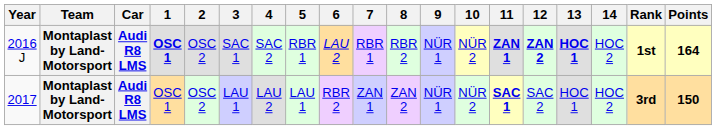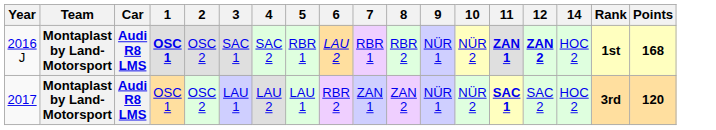- column: (574, 15)
(688, 50) 164 -> (653, 50) 168
(688, 100) 150 -> (653, 100) 120
